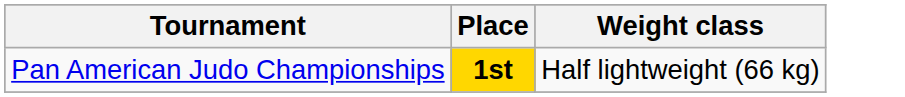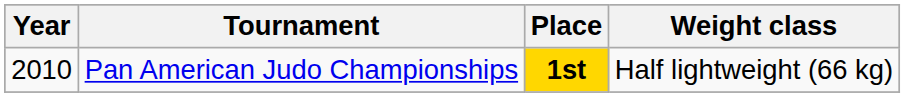+ column: (42, 26)
